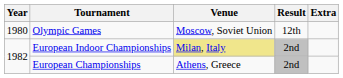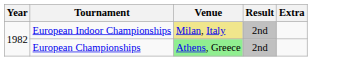- row: (67, 30)
(208, 65) no background -> (208, 47) lightgreen background
